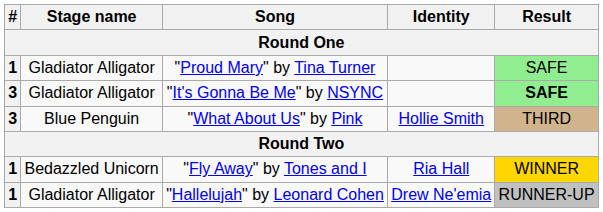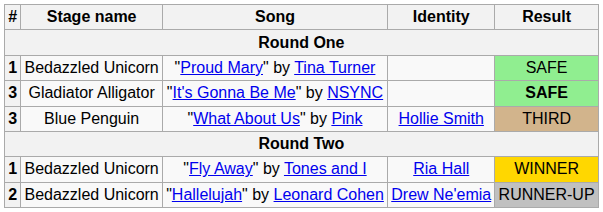(92, 67) Gladiator Alligator -> (92, 67) Bedazzled Unicorn
(13, 194) 1 -> (13, 194) 2
(92, 194) Gladiator Alligator -> (92, 194) Bedazzled Unicorn
